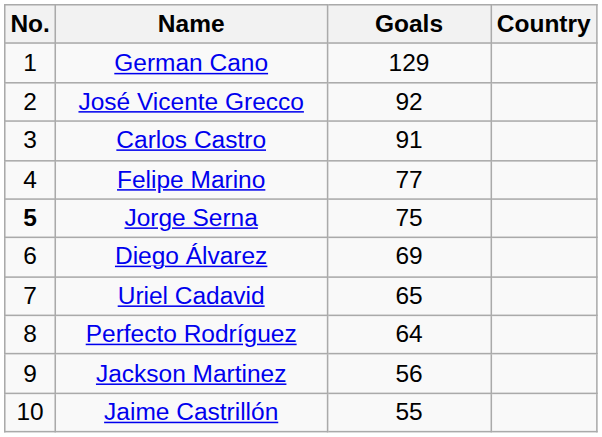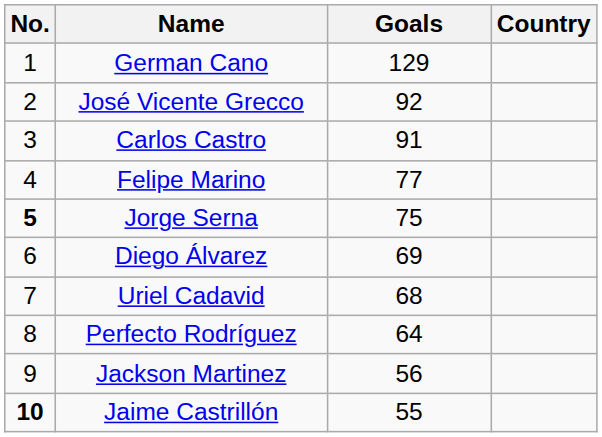(409, 295) 65 -> (409, 295) 68
(30, 412) normal -> (30, 412) bold
